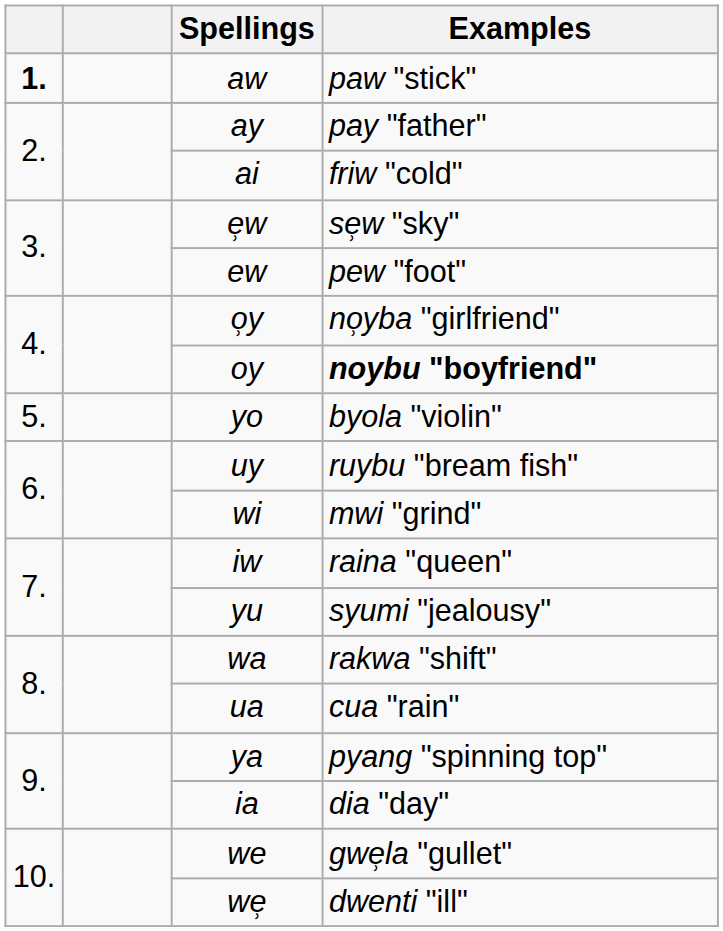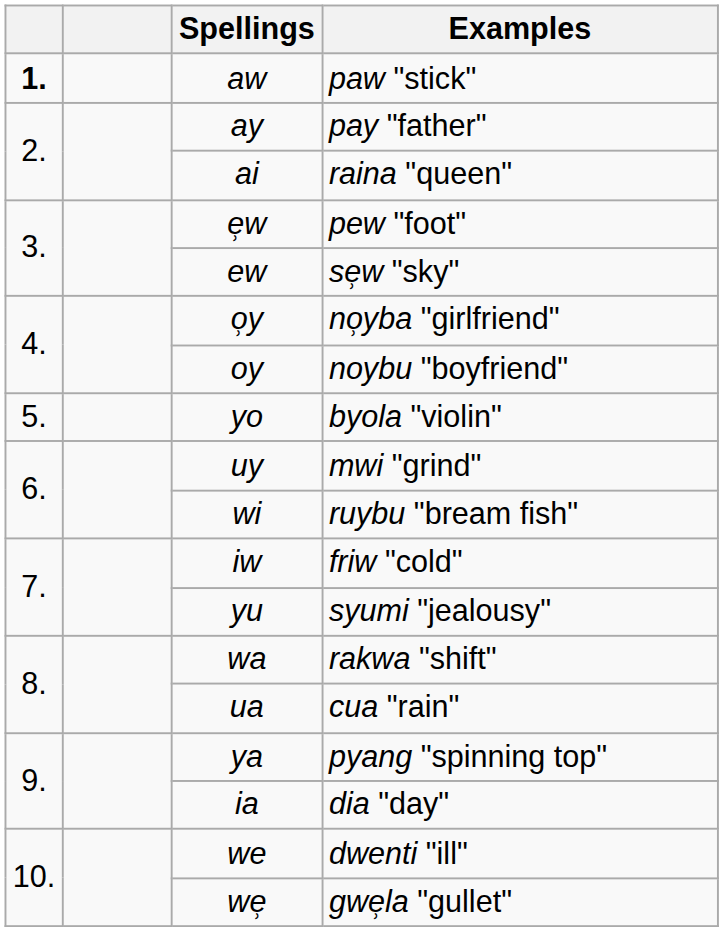(396, 174) friw "cold" -> (420, 174) raina "queen"
(394, 223) se̹w "sky" -> (398, 223) pew "foot"
(398, 271) pew "foot" -> (394, 271) se̹w "sky"
(463, 368) bold -> (448, 368) normal
(454, 465) ruybu "bream fish" -> (405, 465) mwi "grind"
(405, 513) mwi "grind" -> (454, 513) ruybu "bream fish"
(420, 562) raina "queen" -> (396, 562) friw "cold"
(420, 853) gwe̹la "gullet" -> (398, 853) dwenti "ill"
(398, 901) dwenti "ill" -> (420, 901) gwe̹la "gullet"
